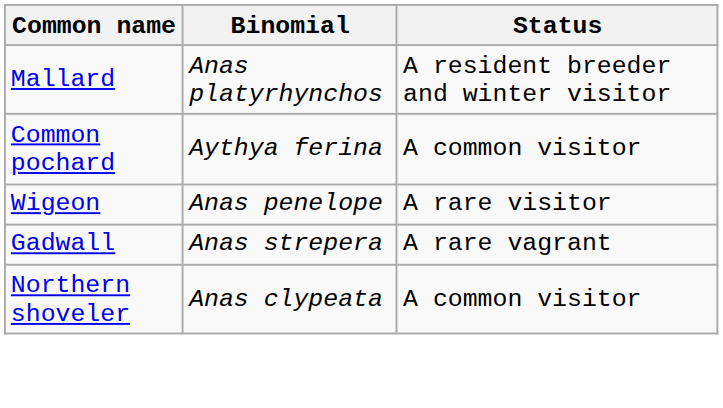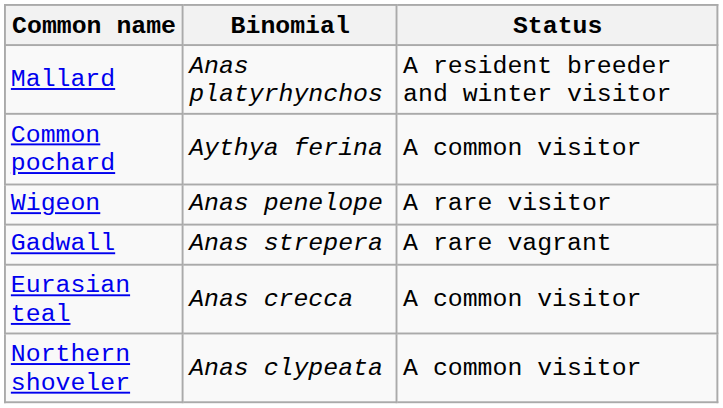+ row: (70, 299)
